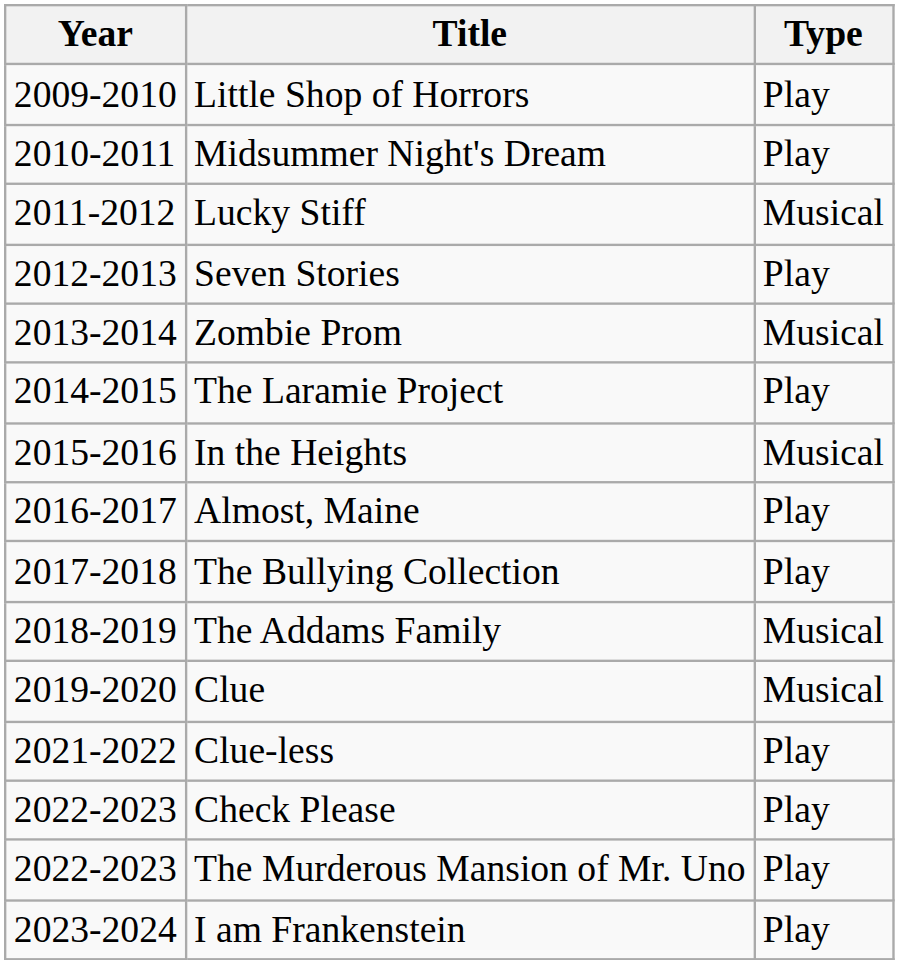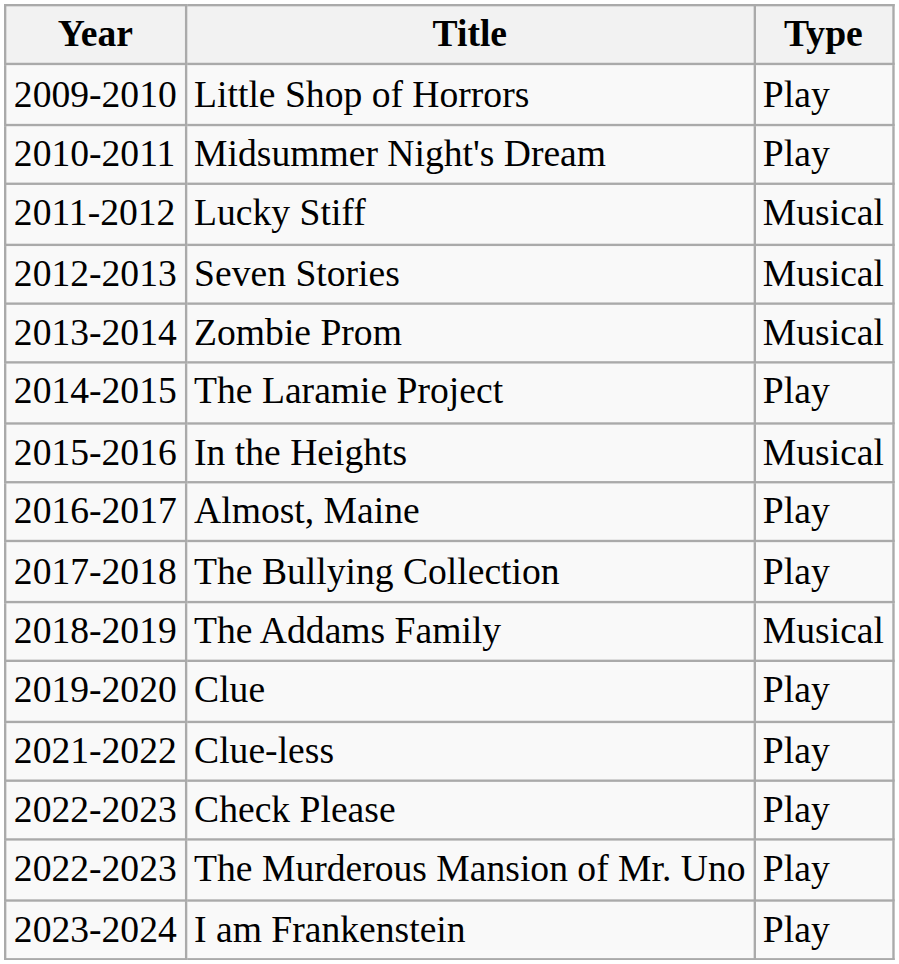(796, 272) Play -> (823, 272) Musical
(823, 690) Musical -> (796, 690) Play
